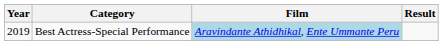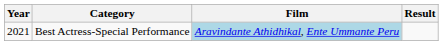(18, 31) 2019 -> (18, 31) 2021
